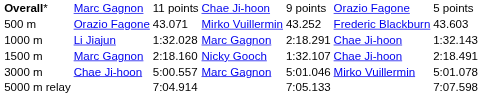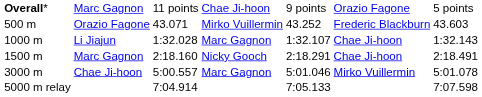(308, 40) 2:18.291 -> (308, 40) 1:32.107
(308, 56) 1:32.107 -> (308, 56) 2:18.291
